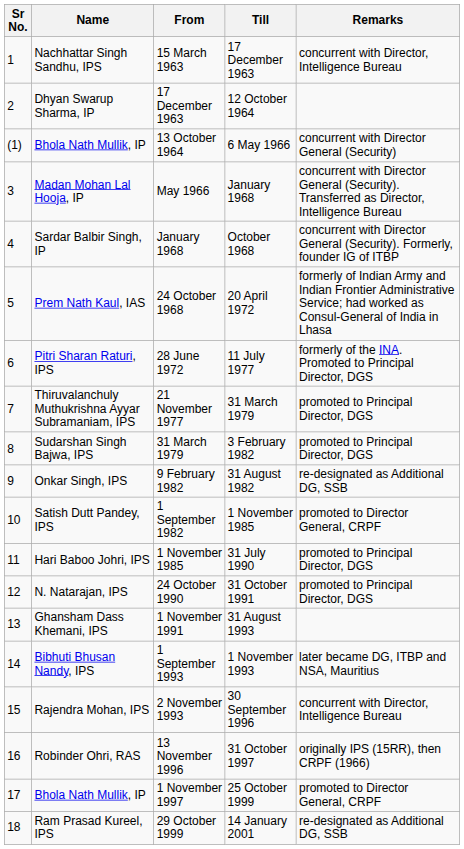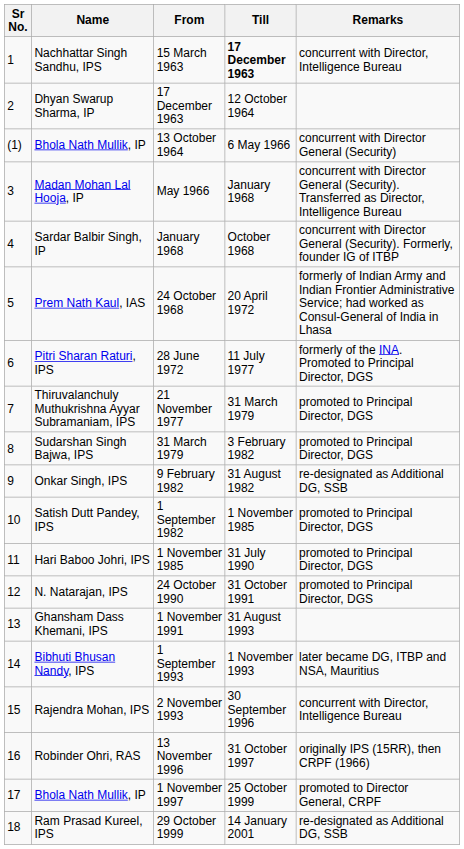(255, 60) normal -> (257, 60) bold
(354, 520) promoted to Director General, CRPF -> (356, 520) promoted to Principal Director, DGS
